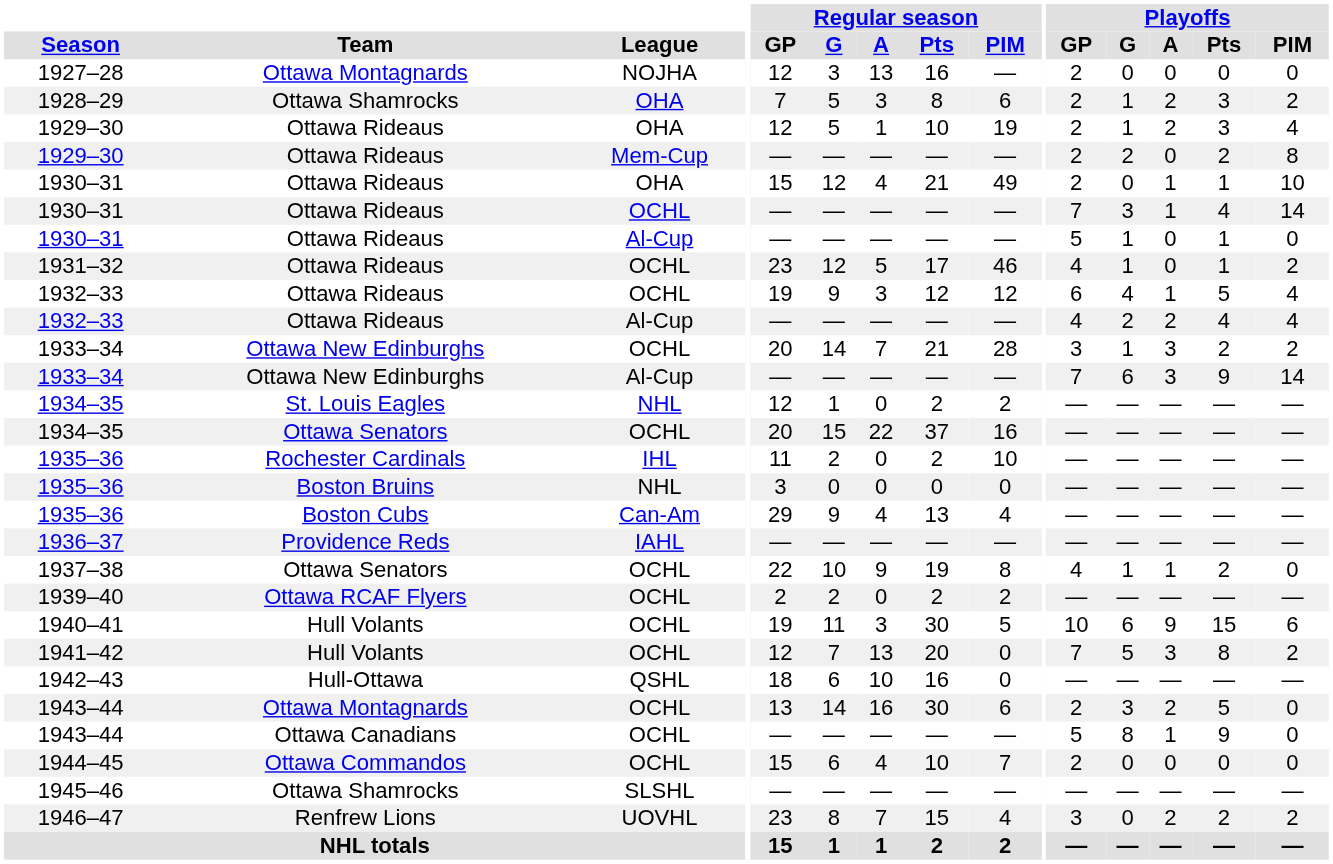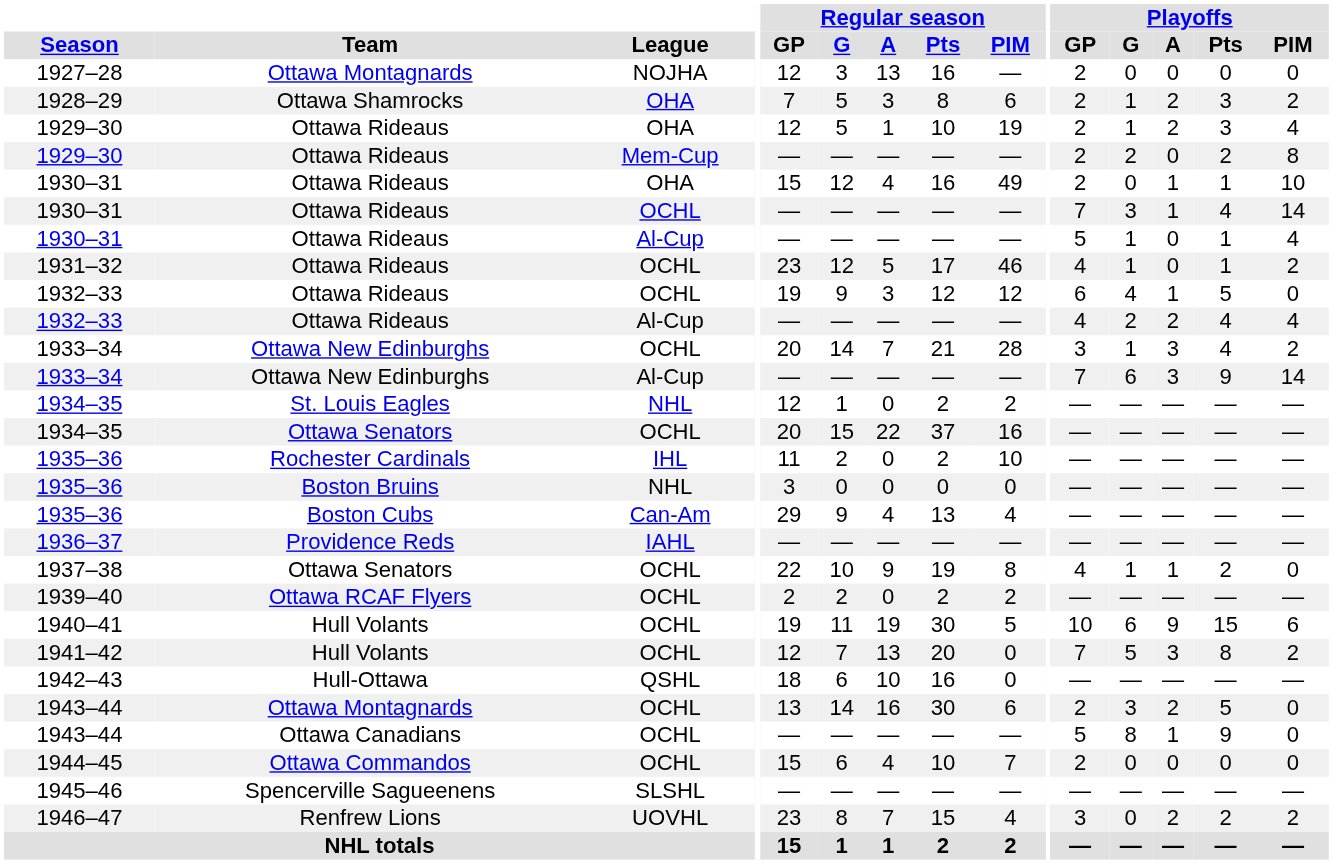(937, 183) 21 -> (943, 183) 16
(1292, 238) 0 -> (1293, 238) 4
(1292, 293) 4 -> (1293, 293) 0
(1224, 348) 2 -> (1226, 348) 4
(881, 624) 3 -> (888, 624) 19
(365, 790) Ottawa Shamrocks -> (370, 790) Spencerville Sagueenens
